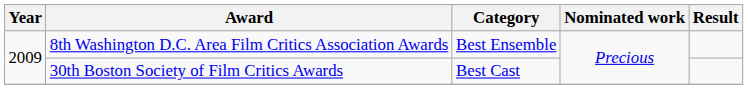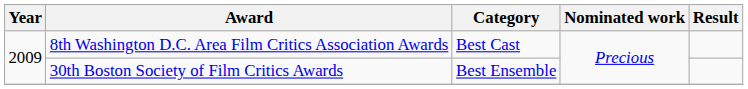(506, 44) Best Ensemble -> (488, 44) Best Cast
(488, 71) Best Cast -> (506, 71) Best Ensemble
